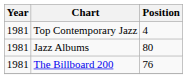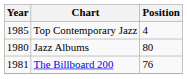(18, 30) 1981 -> (18, 30) 1985
(18, 47) 1981 -> (18, 47) 1980
